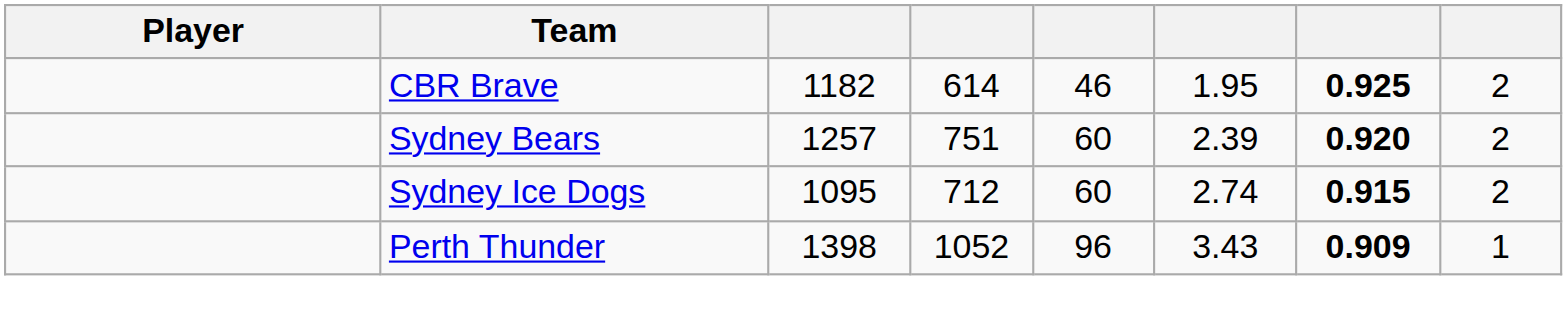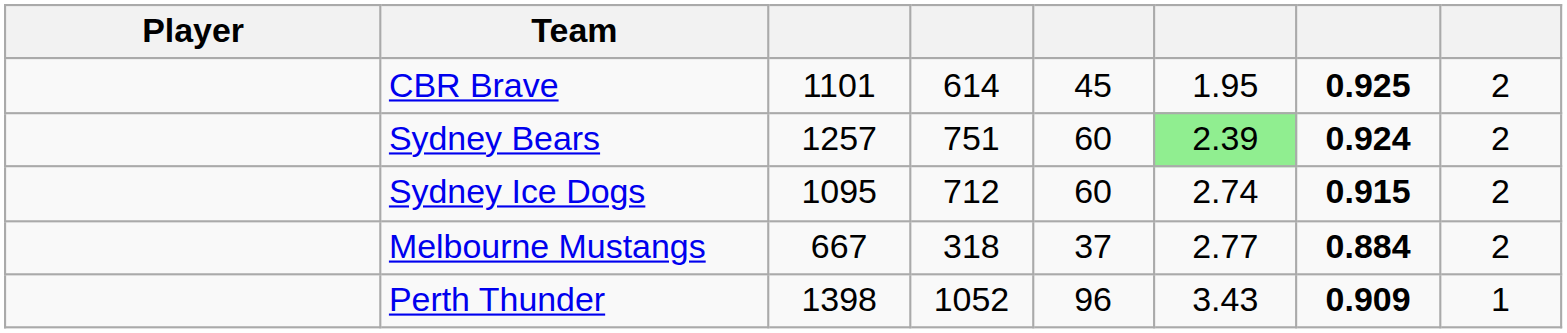(839, 85) 1182 -> (839, 85) 1101
(1093, 85) 46 -> (1093, 85) 45
(1225, 138) no background -> (1225, 138) lightgreen background
(1368, 138) 0.920 -> (1368, 138) 0.924
+ row: (547, 246)
